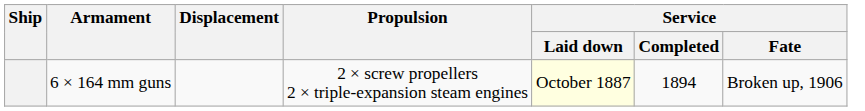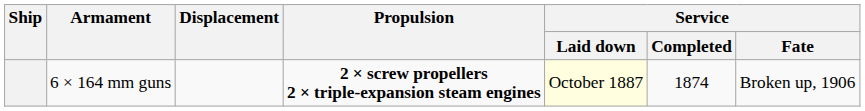(408, 82) normal -> (414, 82) bold
(679, 82) 1894 -> (691, 82) 1874
